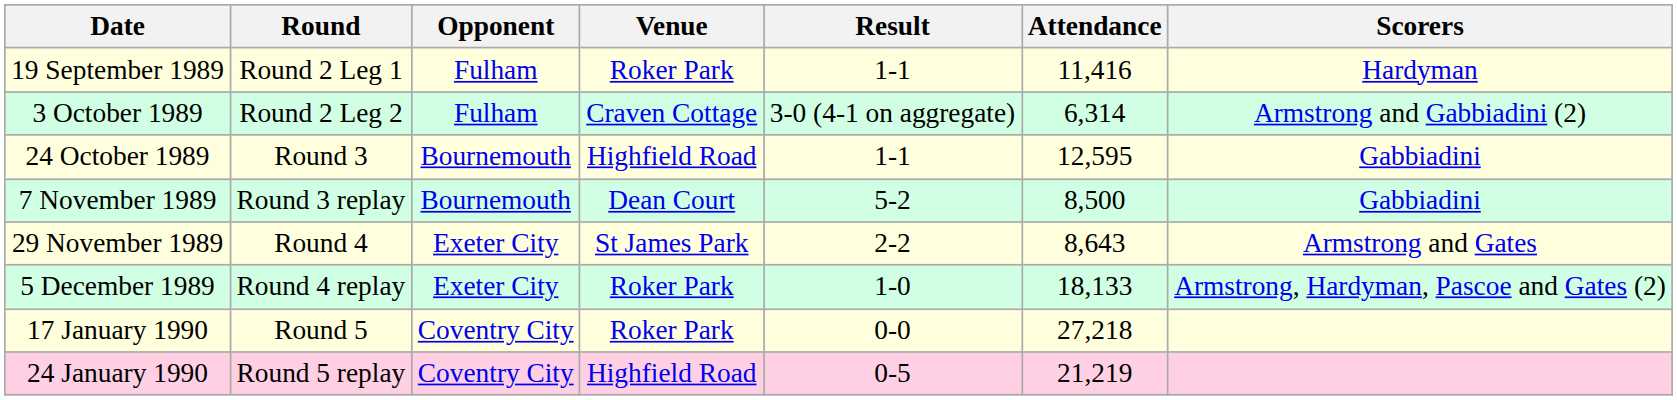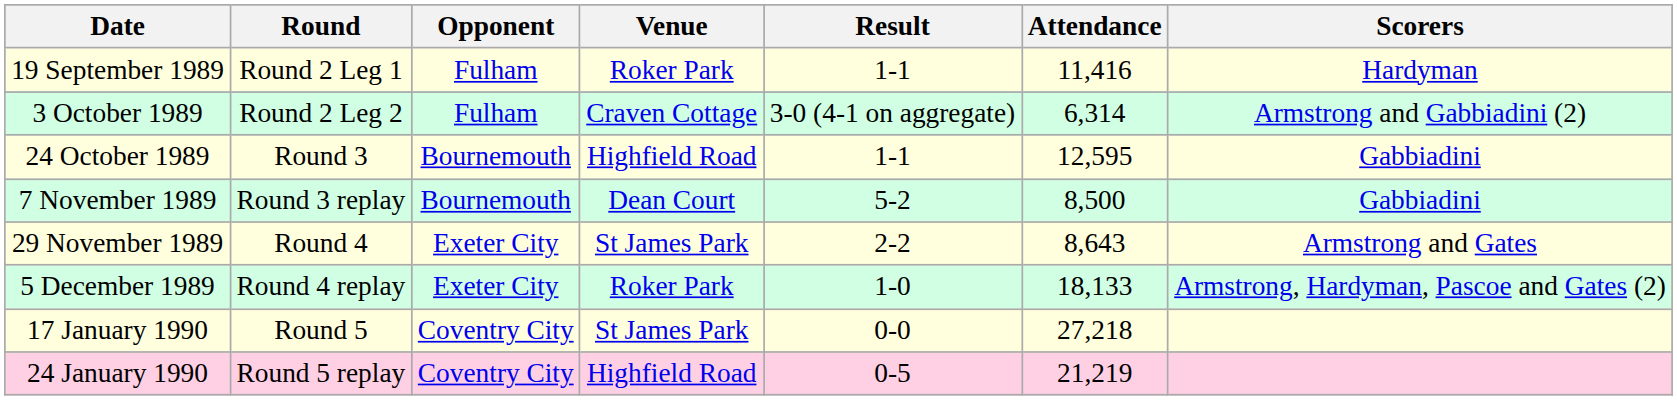(672, 329) Roker Park -> (672, 329) St James Park
